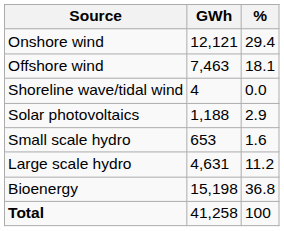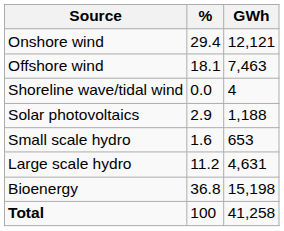columns swapped: (214, 16) <-> (260, 16)
